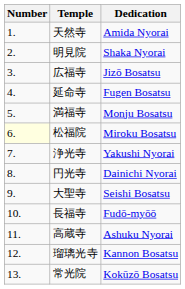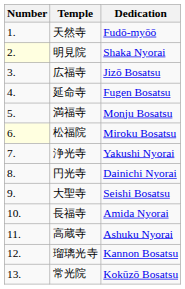(136, 32) Amida Nyorai -> (130, 32) Fudō-myōō
(11, 52) no background -> (11, 52) lightyellow background
(130, 213) Fudō-myōō -> (136, 213) Amida Nyorai
